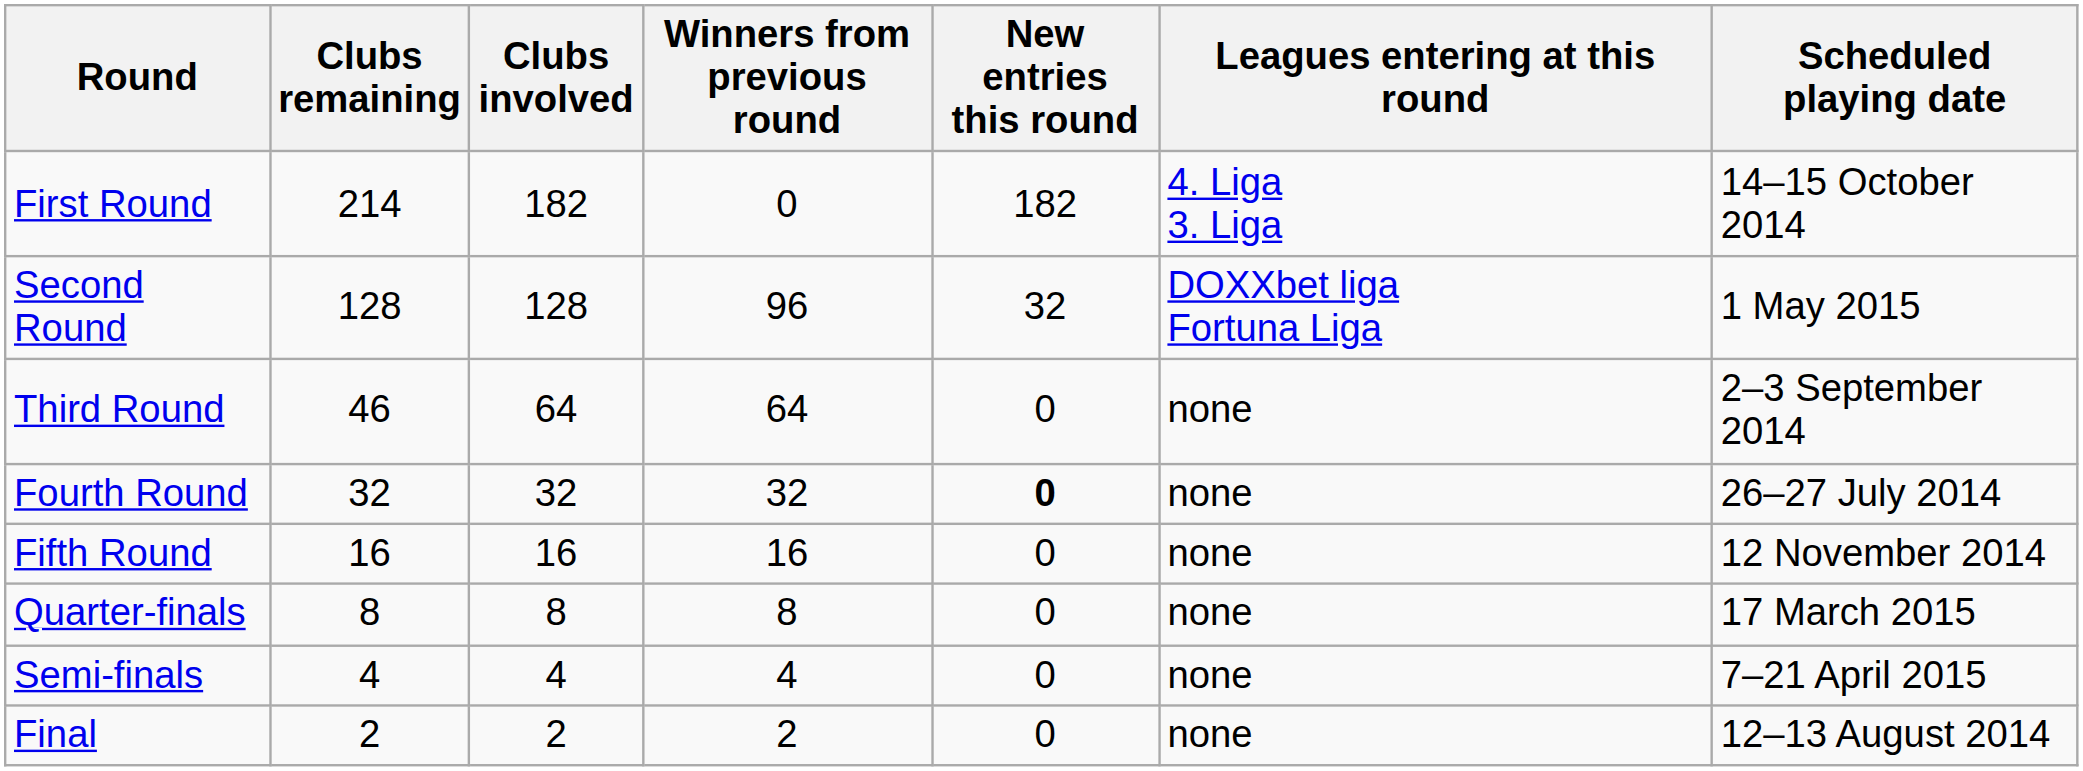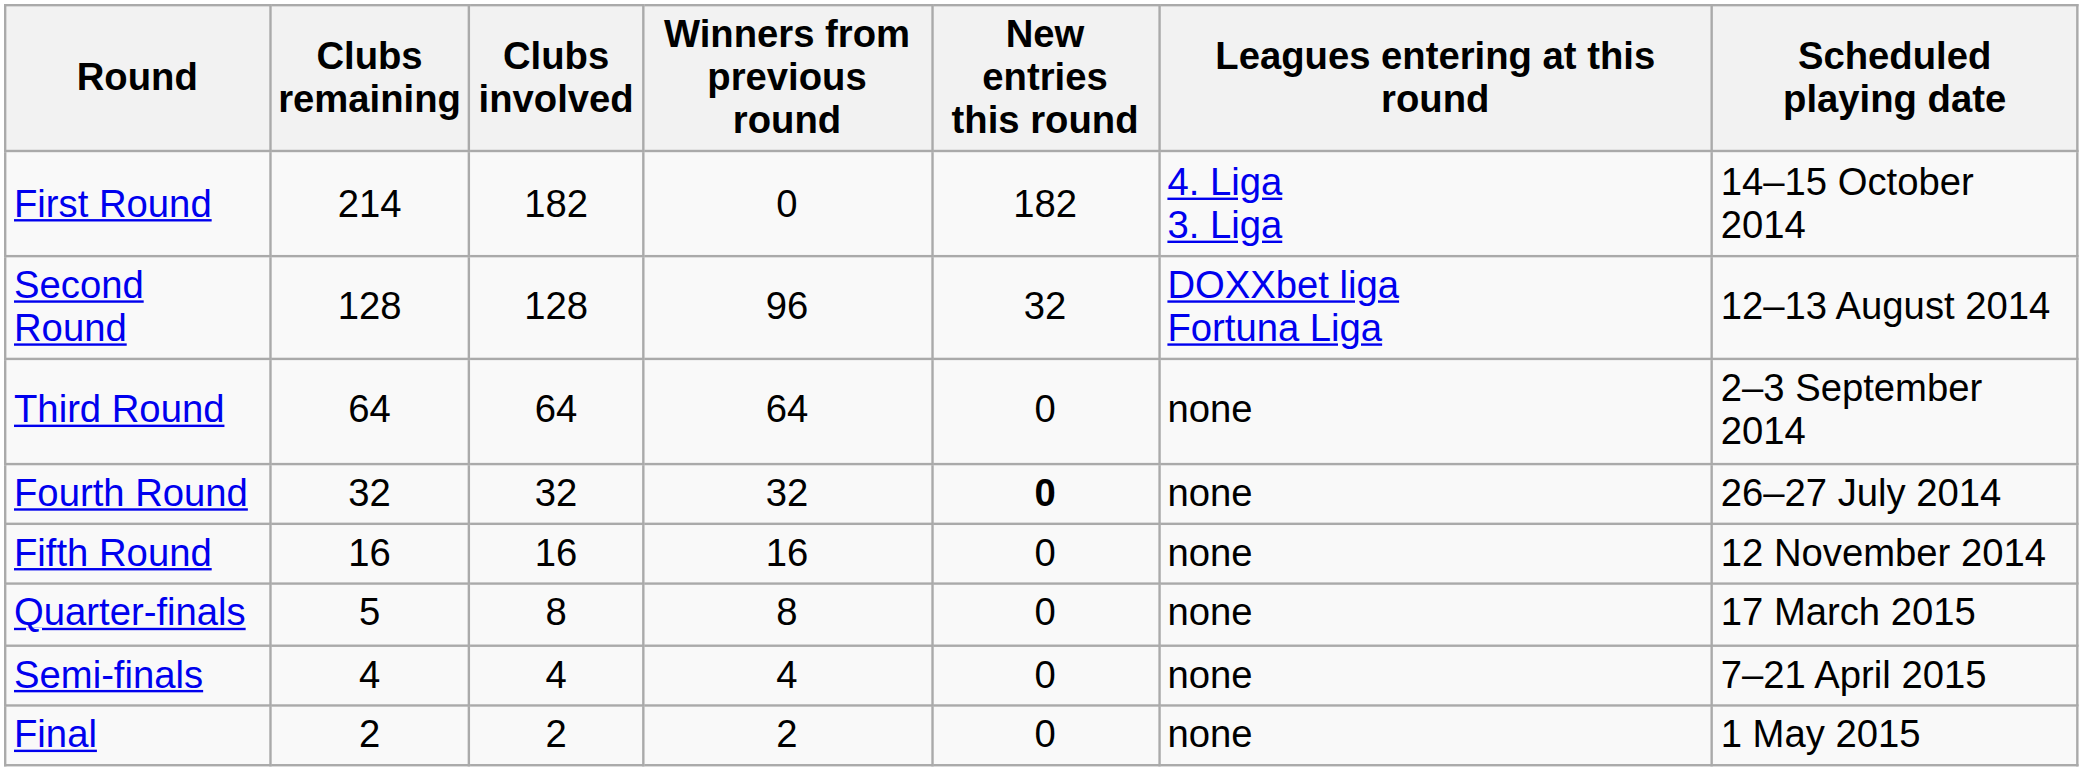(1821, 306) 1 May 2015 -> (1886, 306) 12–13 August 2014
(370, 410) 46 -> (370, 410) 64
(370, 613) 8 -> (370, 613) 5
(1886, 735) 12–13 August 2014 -> (1821, 735) 1 May 2015
